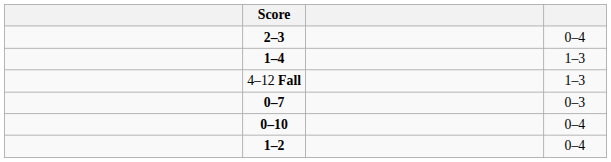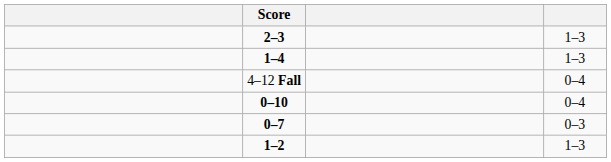(575, 37) 0–4 -> (575, 37) 1–3
(575, 80) 1–3 -> (575, 80) 0–4
rows swapped: (274, 102) <-> (274, 124)
(575, 146) 0–4 -> (575, 146) 1–3
